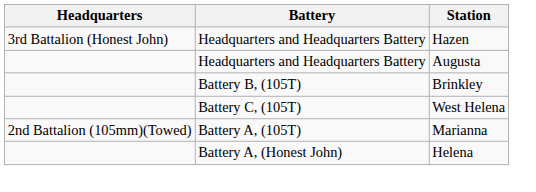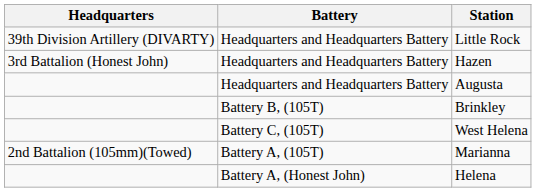+ row: (488, 38)
